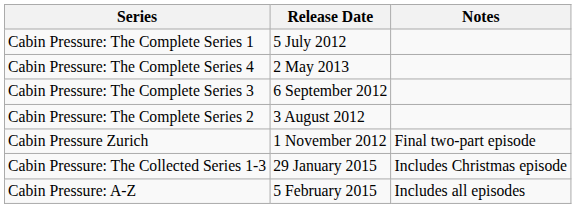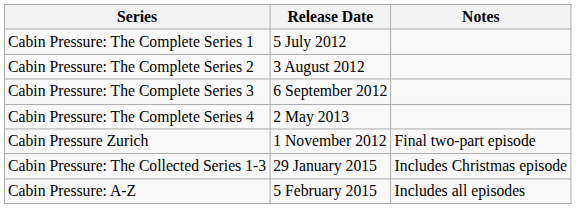rows swapped: (131, 116) <-> (131, 66)
